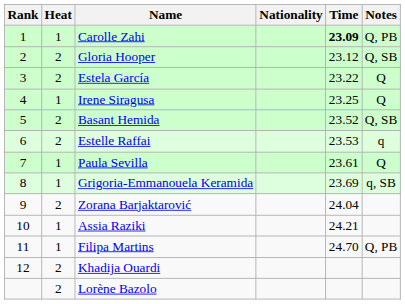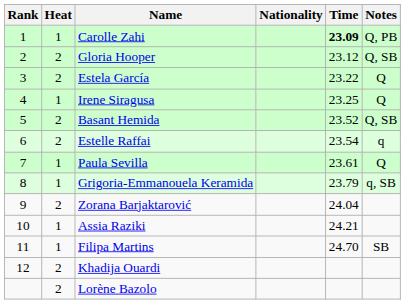(344, 141) 23.53 -> (344, 141) 23.54
(344, 183) 23.69 -> (344, 183) 23.79
(381, 246) Q, PB -> (381, 246) SB
